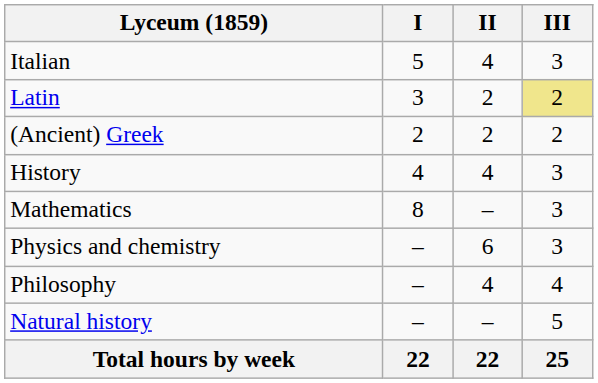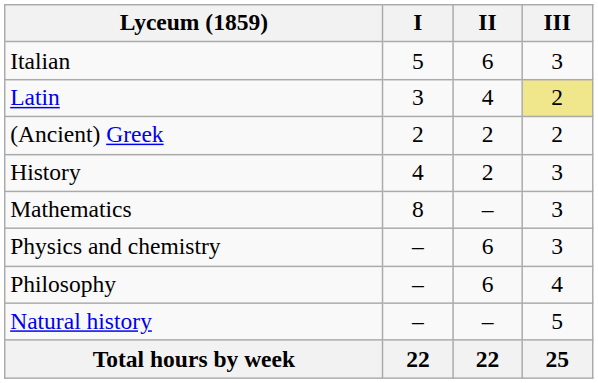(488, 60) 4 -> (488, 60) 6
(488, 97) 2 -> (488, 97) 4
(488, 172) 4 -> (488, 172) 2
(488, 284) 4 -> (488, 284) 6
